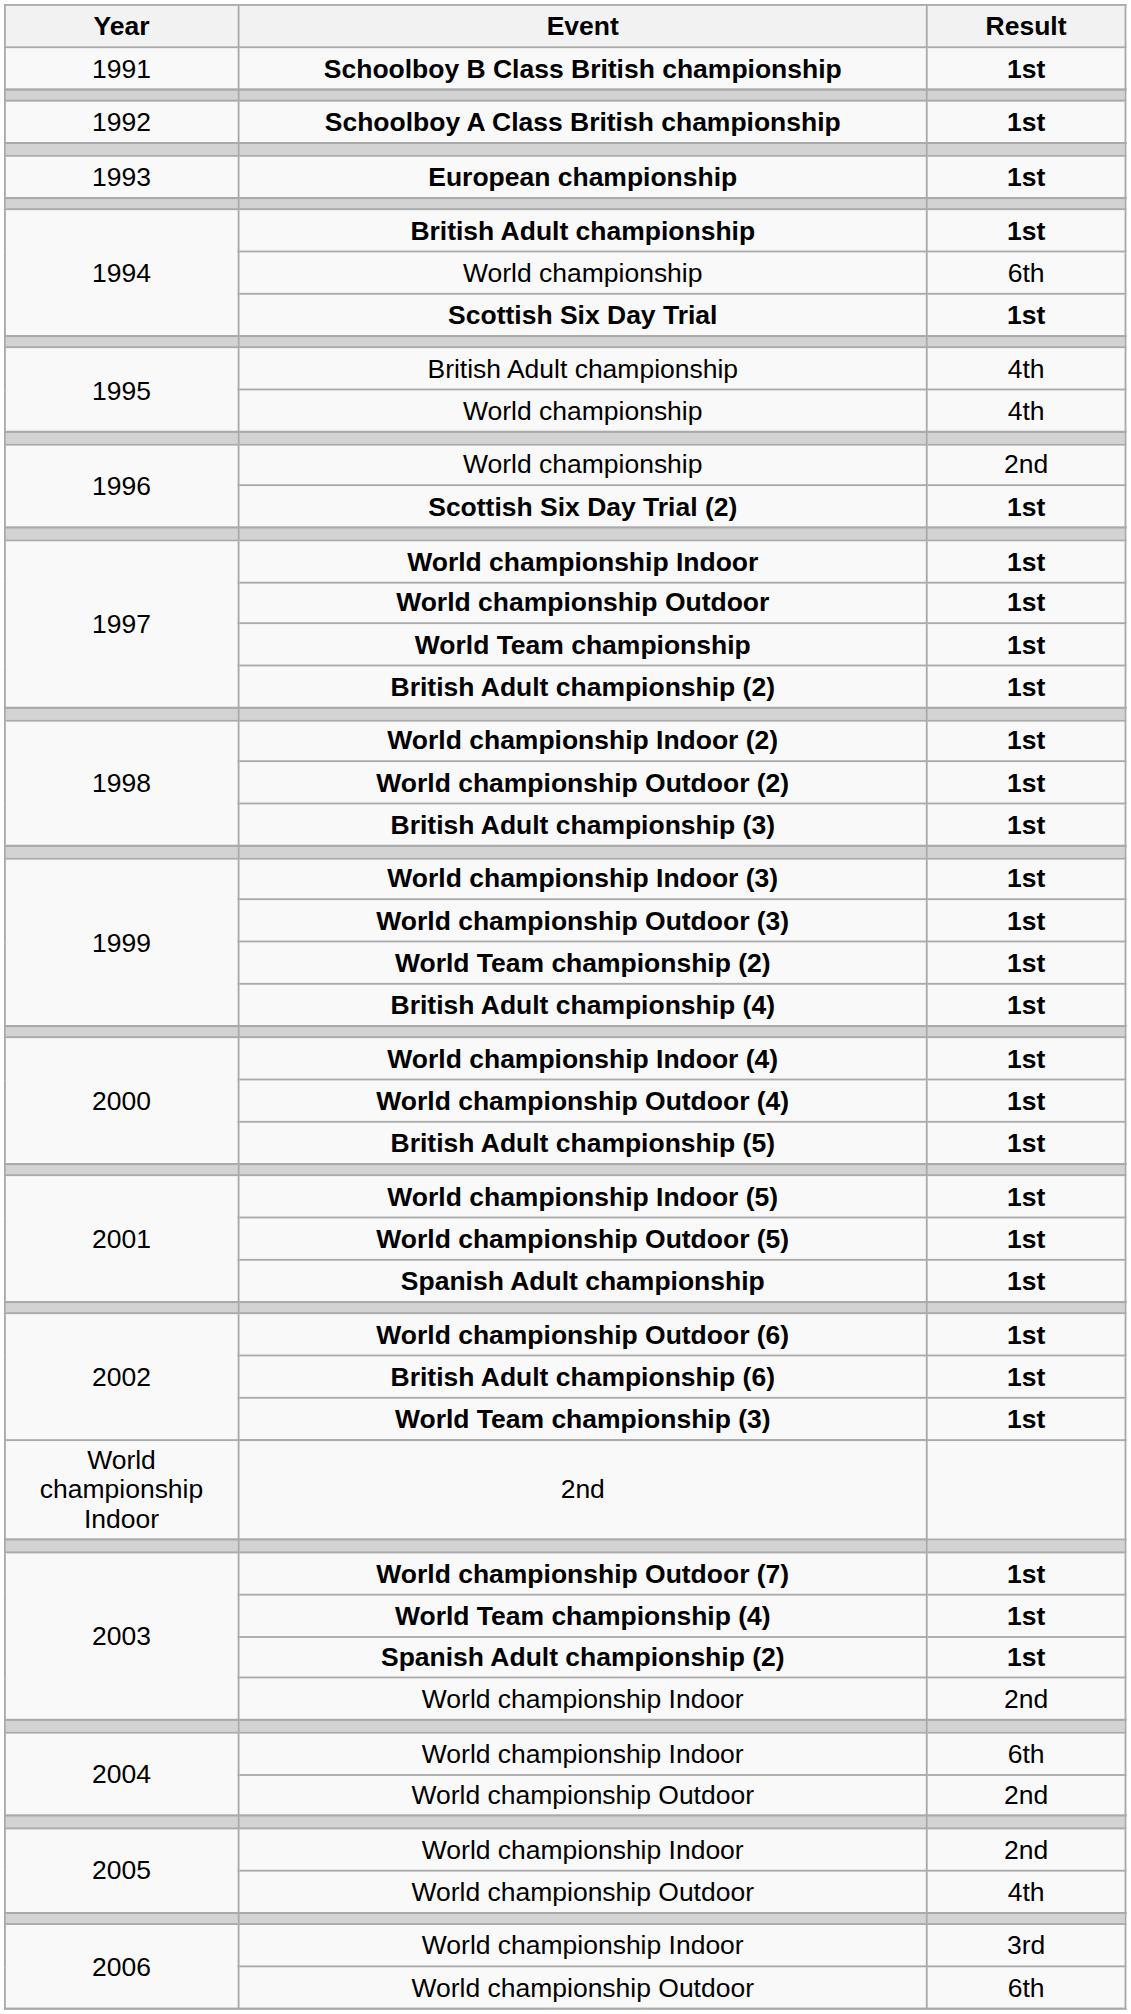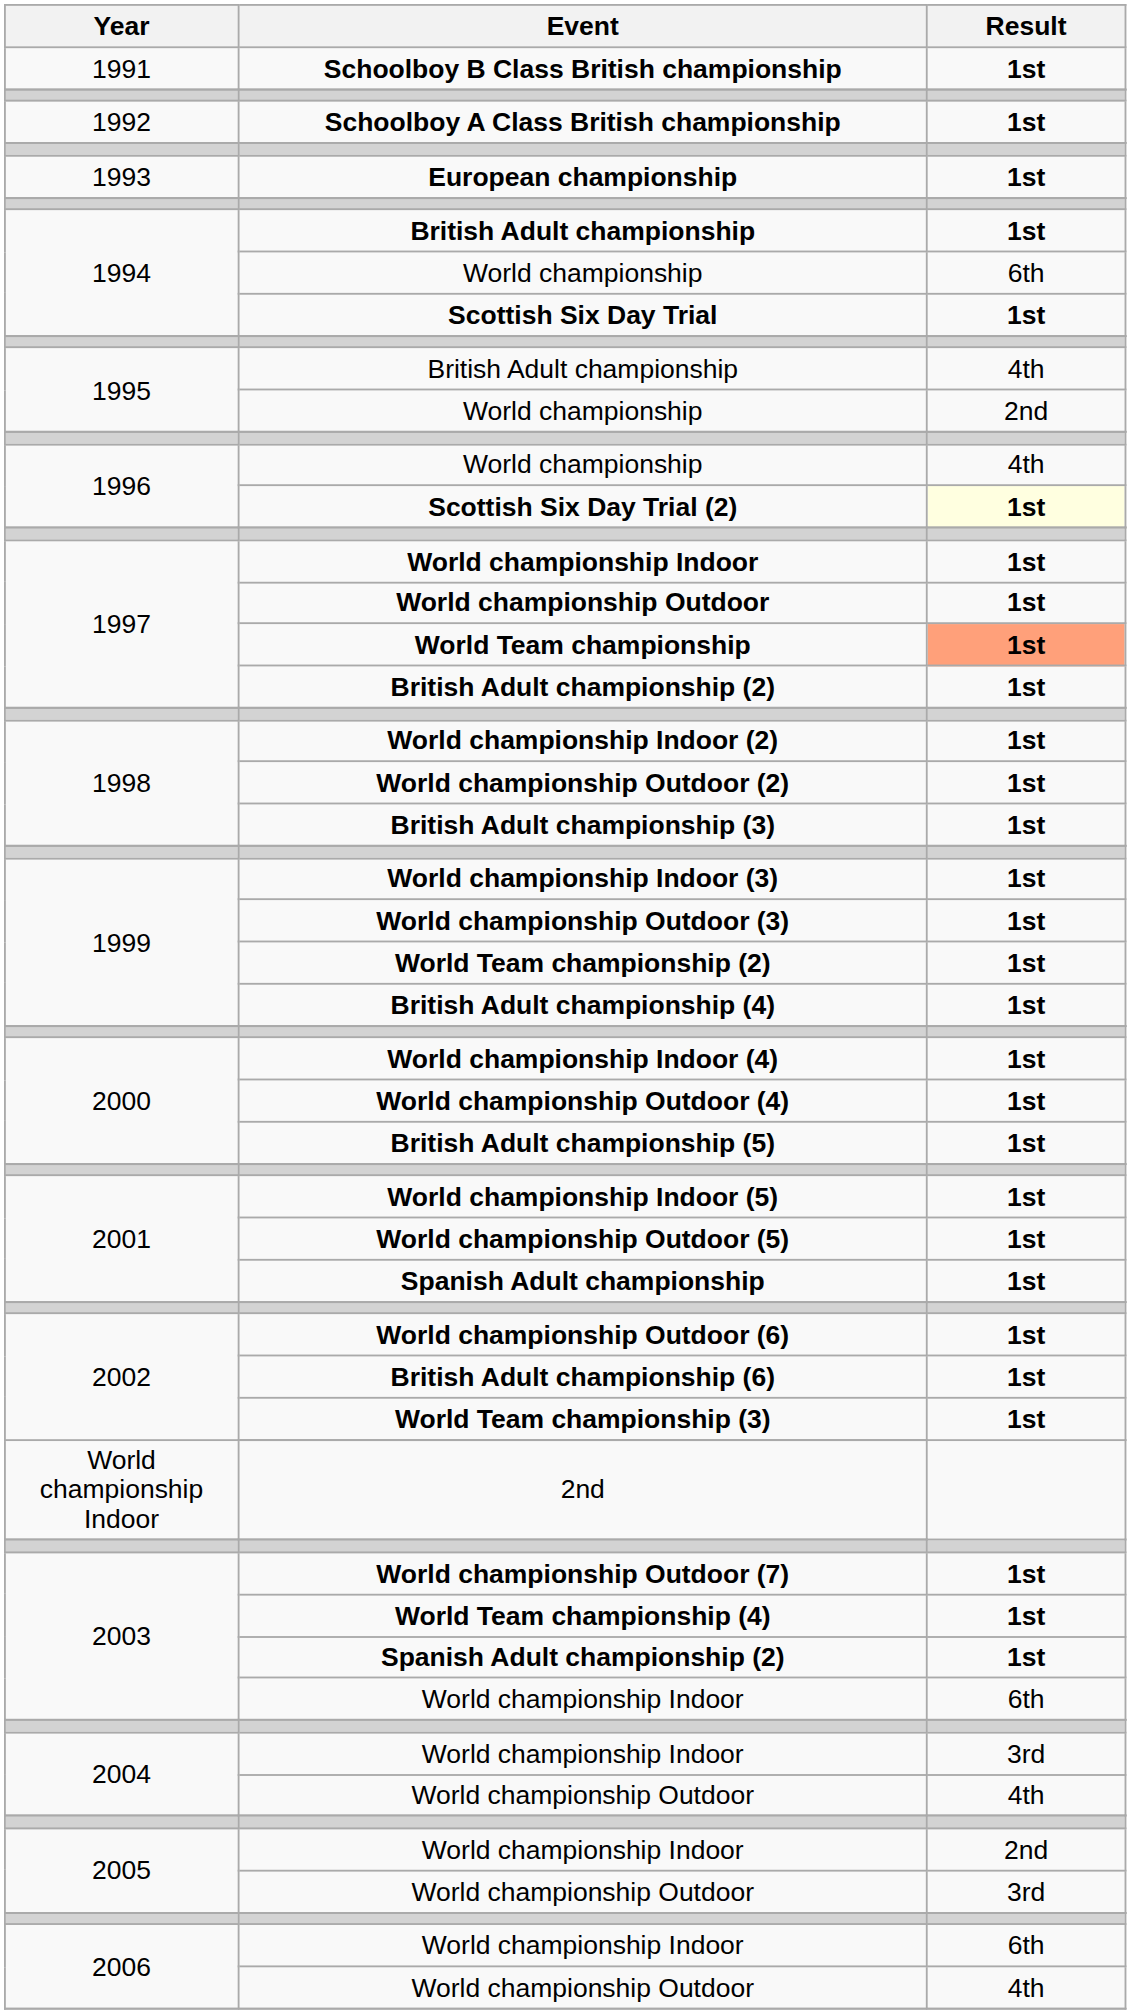(1026, 411) 4th -> (1026, 411) 2nd
(1026, 465) 2nd -> (1026, 465) 4th
(1026, 507) no background -> (1026, 507) lightyellow background
(1026, 645) no background -> (1026, 645) lightsalmon background
(1026, 1699) 2nd -> (1026, 1699) 6th
(1026, 1754) 6th -> (1026, 1754) 3rd
(1026, 1795) 2nd -> (1026, 1795) 4th
(1026, 1892) 4th -> (1026, 1892) 3rd
(1026, 1946) 3rd -> (1026, 1946) 6th
(1026, 1988) 6th -> (1026, 1988) 4th
